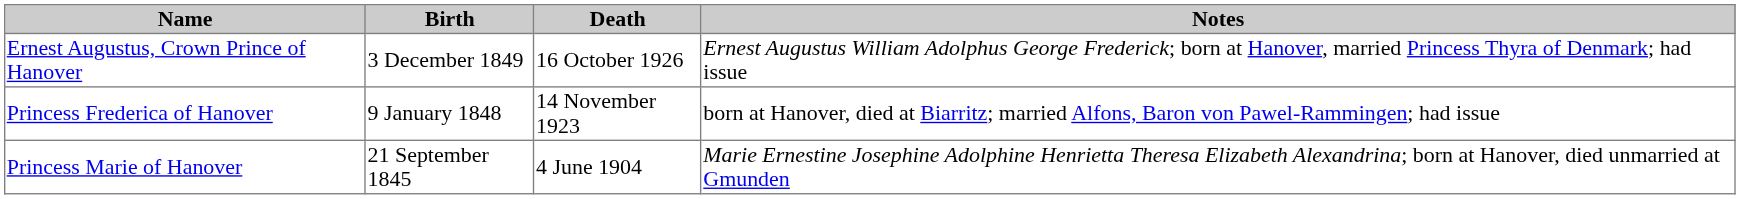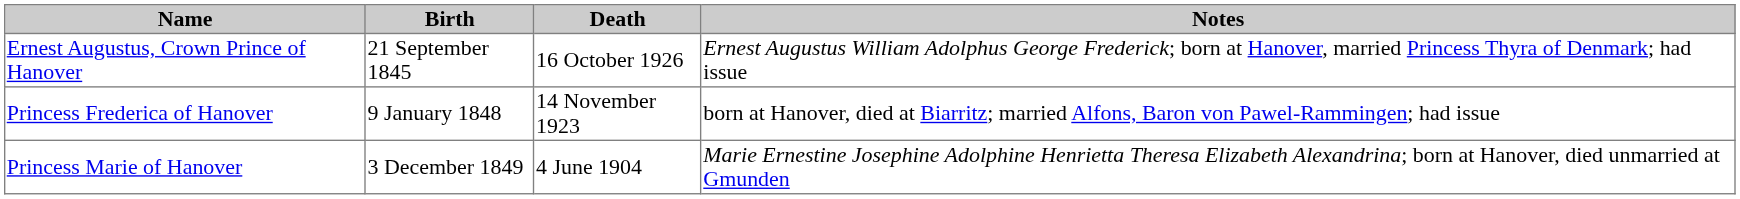(445, 59) 3 December 1849 -> (428, 59) 21 September 1845
(428, 166) 21 September 1845 -> (445, 166) 3 December 1849
